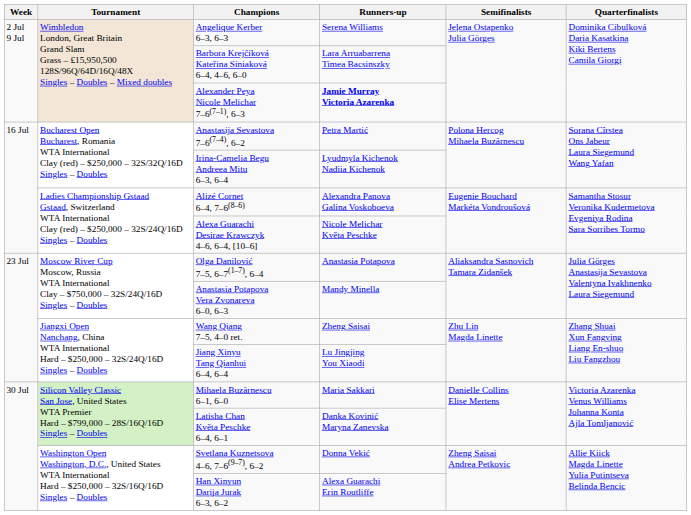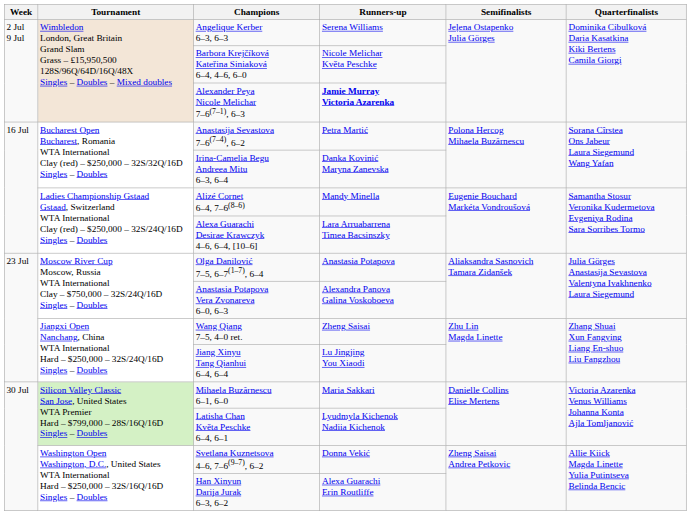(356, 59) Lara Arruabarrena Timea Bacsinszky -> (352, 59) Nicole Melichar Květa Peschke
(360, 163) Lyudmyla Kichenok Nadiia Kichenok -> (355, 163) Danka Kovinić Maryna Zanevska
(358, 201) Alexandra Panova Galina Voskoboeva -> (351, 195) Mandy Minella
(352, 229) Nicole Melichar Květa Peschke -> (356, 229) Lara Arruabarrena Timea Bacsinszky
(351, 289) Mandy Minella -> (358, 294) Alexandra Panova Galina Voskoboeva
(355, 421) Danka Kovinić Maryna Zanevska -> (360, 421) Lyudmyla Kichenok Nadiia Kichenok
